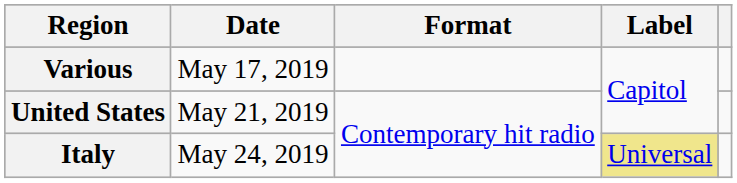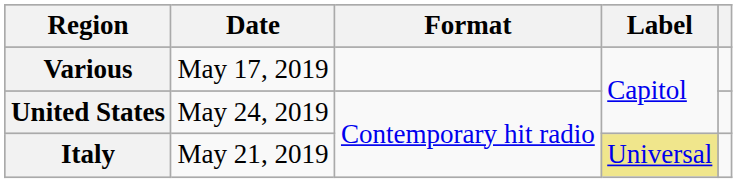(253, 111) May 21, 2019 -> (253, 111) May 24, 2019
(253, 154) May 24, 2019 -> (253, 154) May 21, 2019
